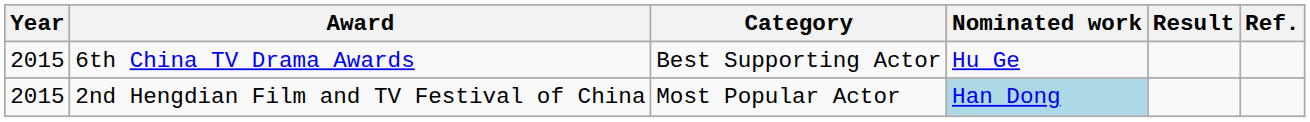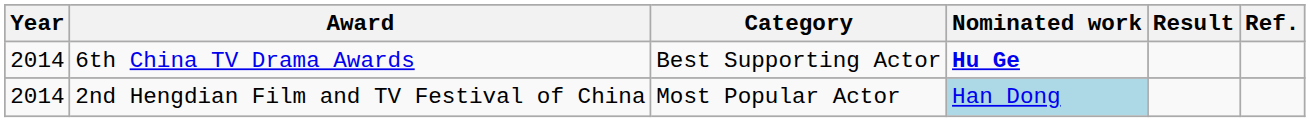(37, 60) 2015 -> (37, 60) 2014
(986, 60) normal -> (986, 60) bold
(37, 97) 2015 -> (37, 97) 2014
